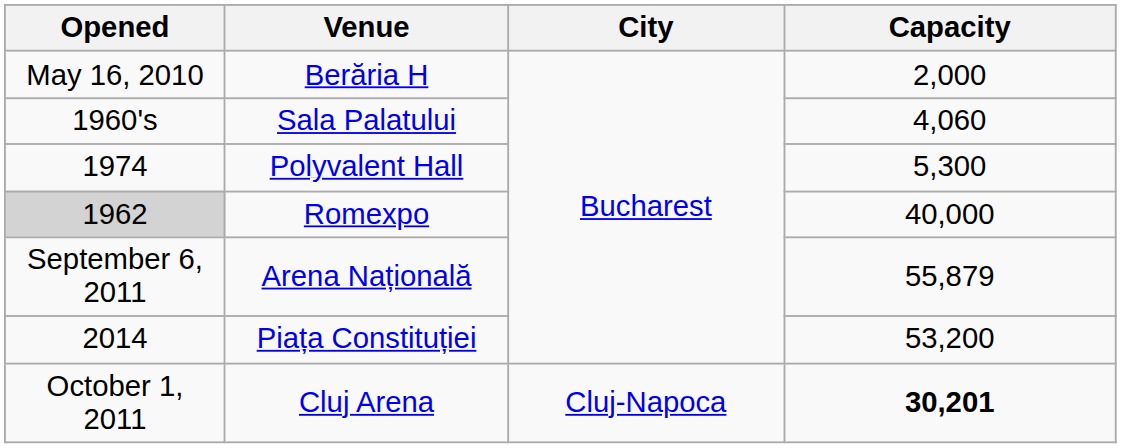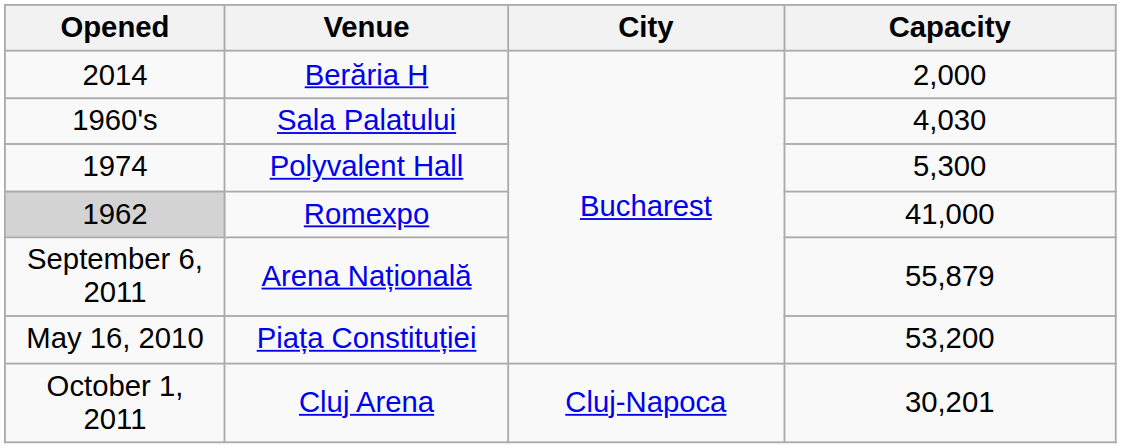(115, 74) May 16, 2010 -> (115, 74) 2014
(950, 120) 4,060 -> (950, 120) 4,030
(950, 213) 40,000 -> (950, 213) 41,000
(115, 339) 2014 -> (115, 339) May 16, 2010
(950, 402) bold -> (950, 402) normal
